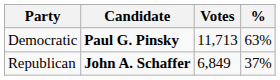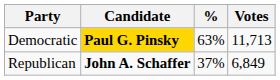columns swapped: (217, 16) <-> (258, 16)
(131, 39) no background -> (131, 39) gold background
